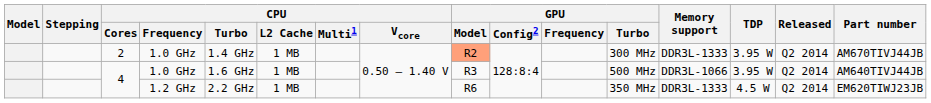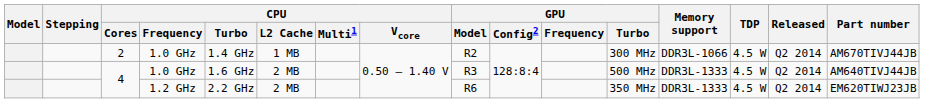(471, 53) lightsalmon background -> (471, 53) no background
(695, 53) DDR3L-1333 -> (695, 53) DDR3L-1066
(753, 53) 3.95 W -> (750, 53) 4.5 W
(286, 71) 1 MB -> (286, 71) 2 MB
(695, 71) DDR3L-1066 -> (695, 71) DDR3L-1333
(753, 71) 3.95 W -> (750, 71) 4.5 W
(286, 89) 1 MB -> (286, 89) 2 MB
